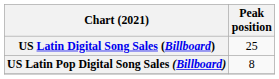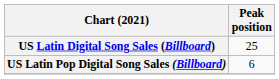(252, 64) 8 -> (252, 64) 6
